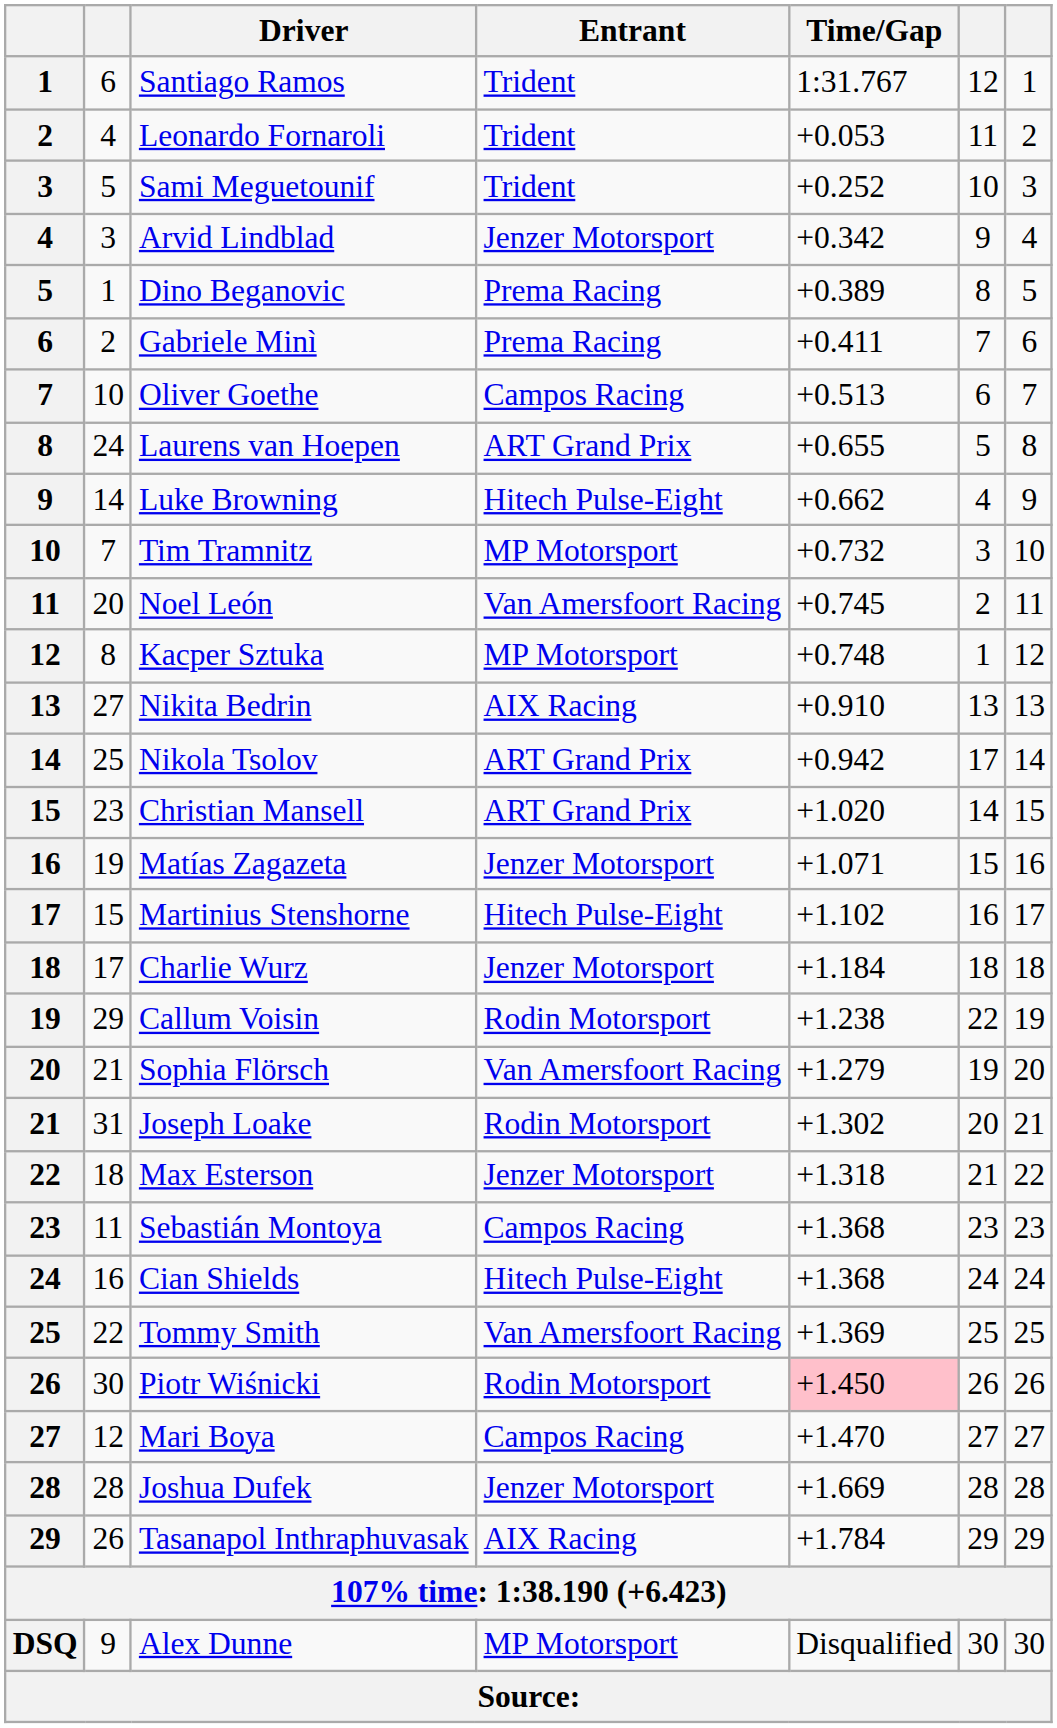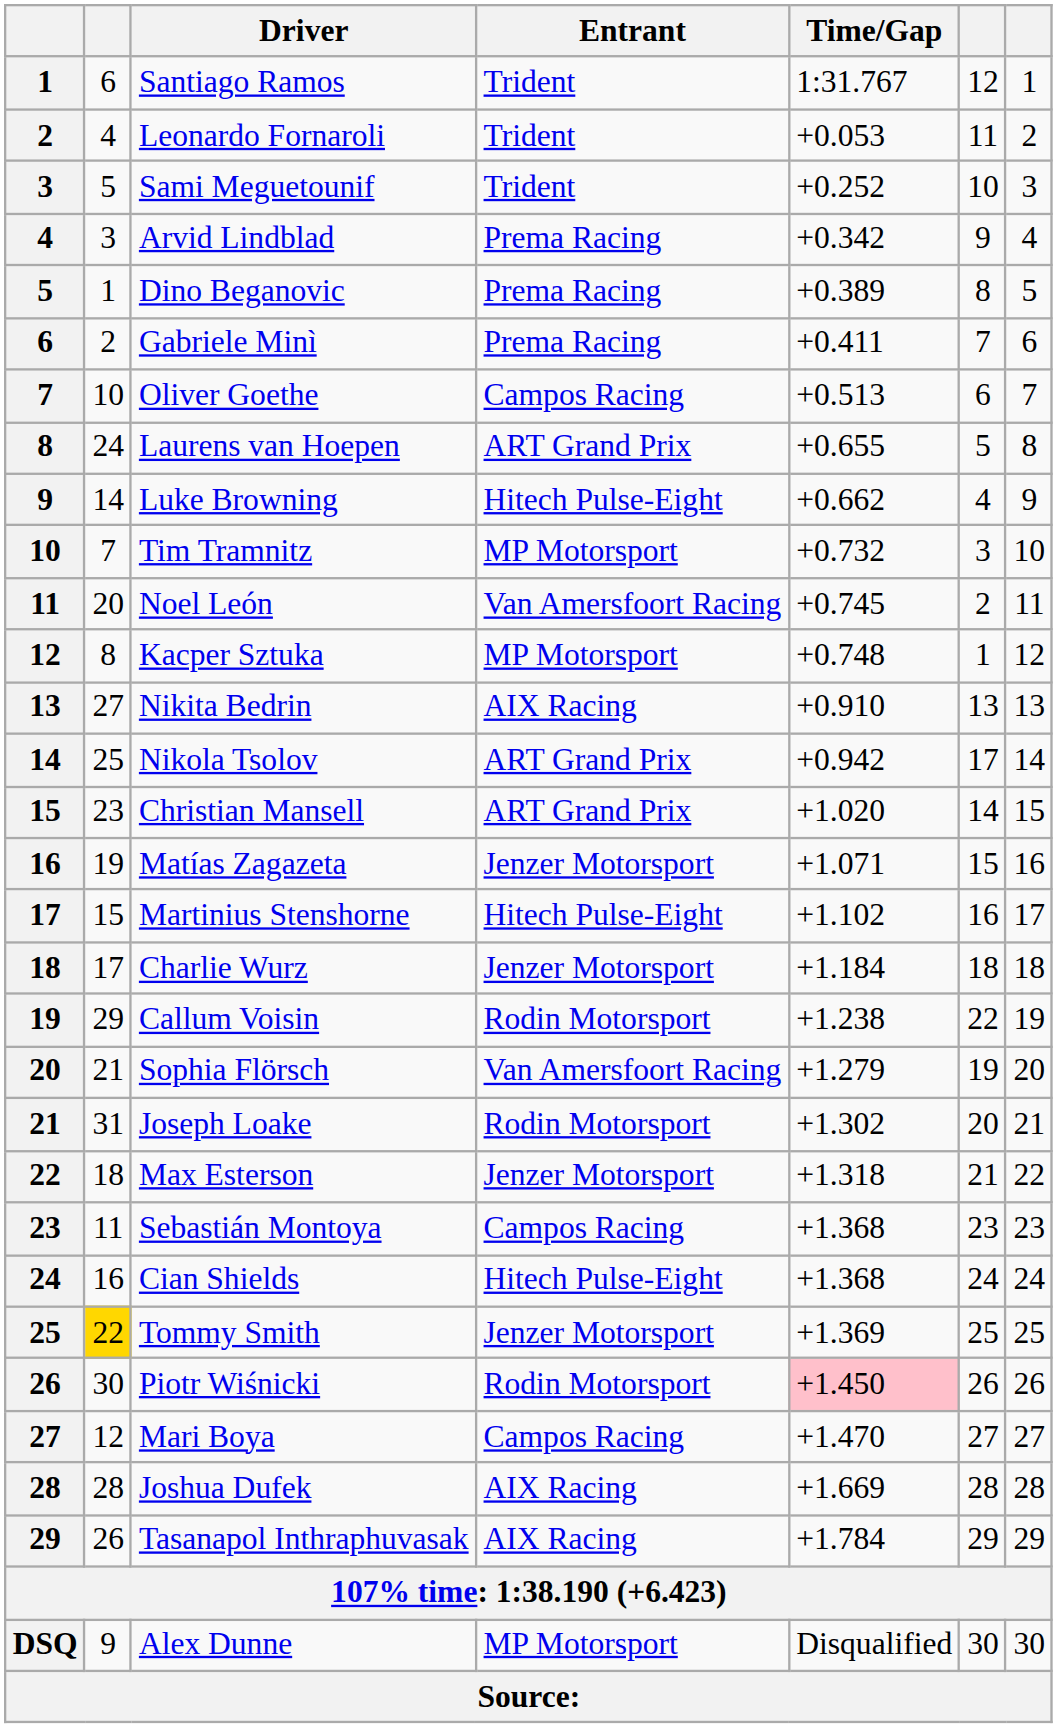(599, 238) Jenzer Motorsport -> (572, 238) Prema Racing
(108, 1331) no background -> (108, 1331) gold background
(632, 1331) Van Amersfoort Racing -> (599, 1331) Jenzer Motorsport
(599, 1487) Jenzer Motorsport -> (560, 1487) AIX Racing
